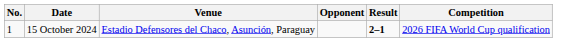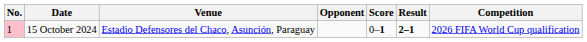+ column: (381, 12)
(9, 29) no background -> (9, 29) pink background
